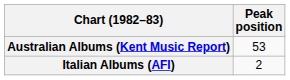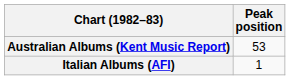(259, 65) 2 -> (259, 65) 1
